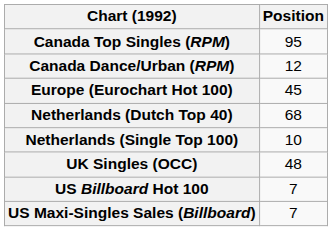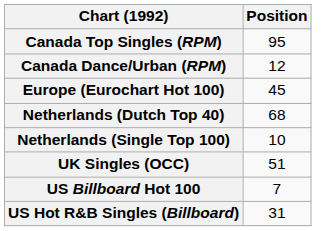(293, 164) 48 -> (277, 164) 51
+ row: (124, 213)
- row: (132, 213)
